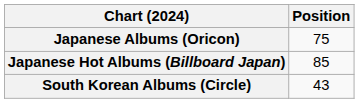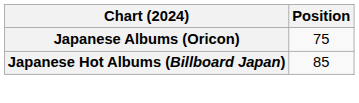- row: (147, 86)
